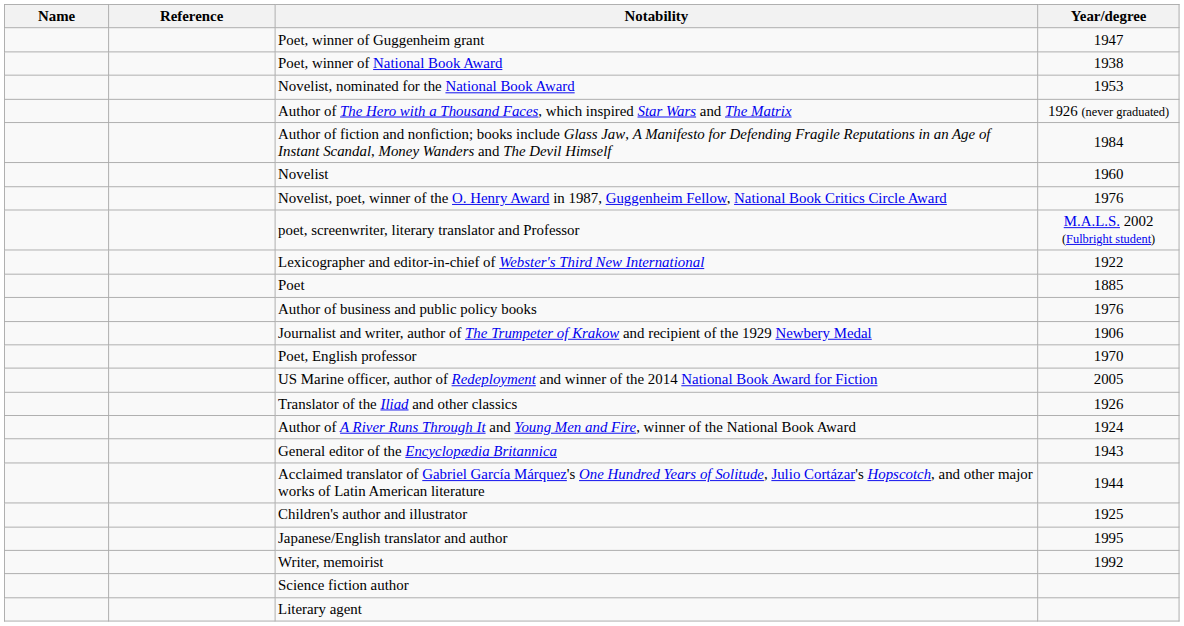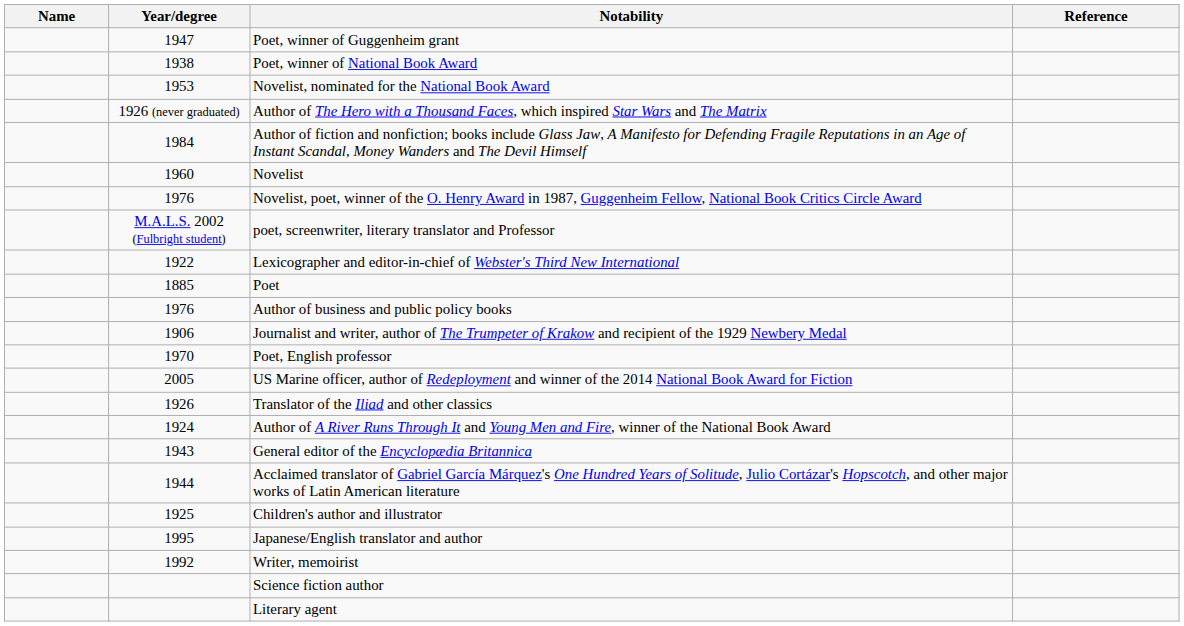columns swapped: (1109, 16) <-> (192, 16)
